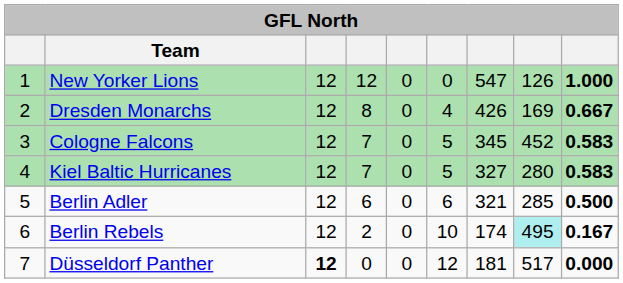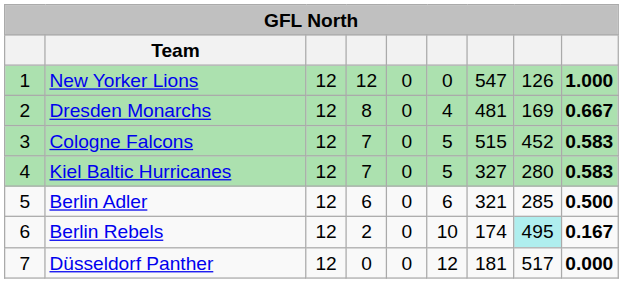(491, 111) 426 -> (491, 111) 481
(491, 141) 345 -> (491, 141) 515
(326, 263) bold -> (326, 263) normal
